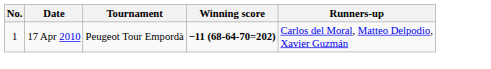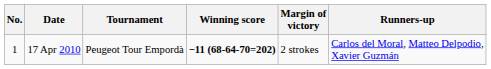+ column: (303, 19)
